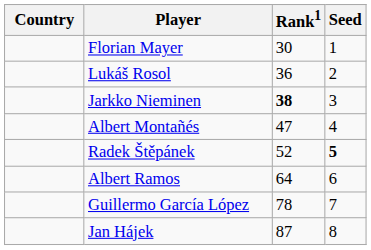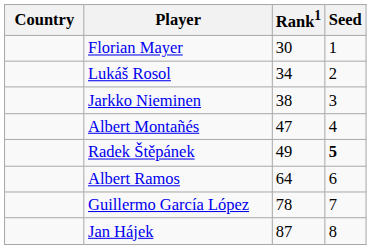(284, 74) 36 -> (284, 74) 34
(284, 100) bold -> (284, 100) normal
(284, 152) 52 -> (284, 152) 49
